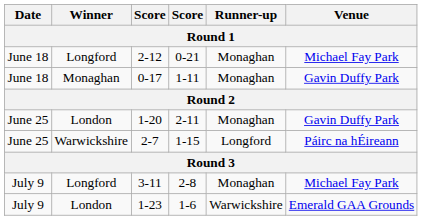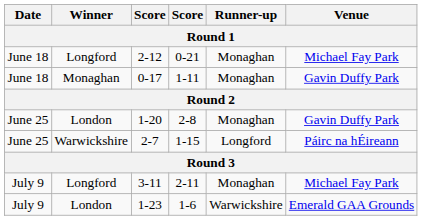(187, 120) 2-11 -> (187, 120) 2-8
(187, 183) 2-8 -> (187, 183) 2-11
